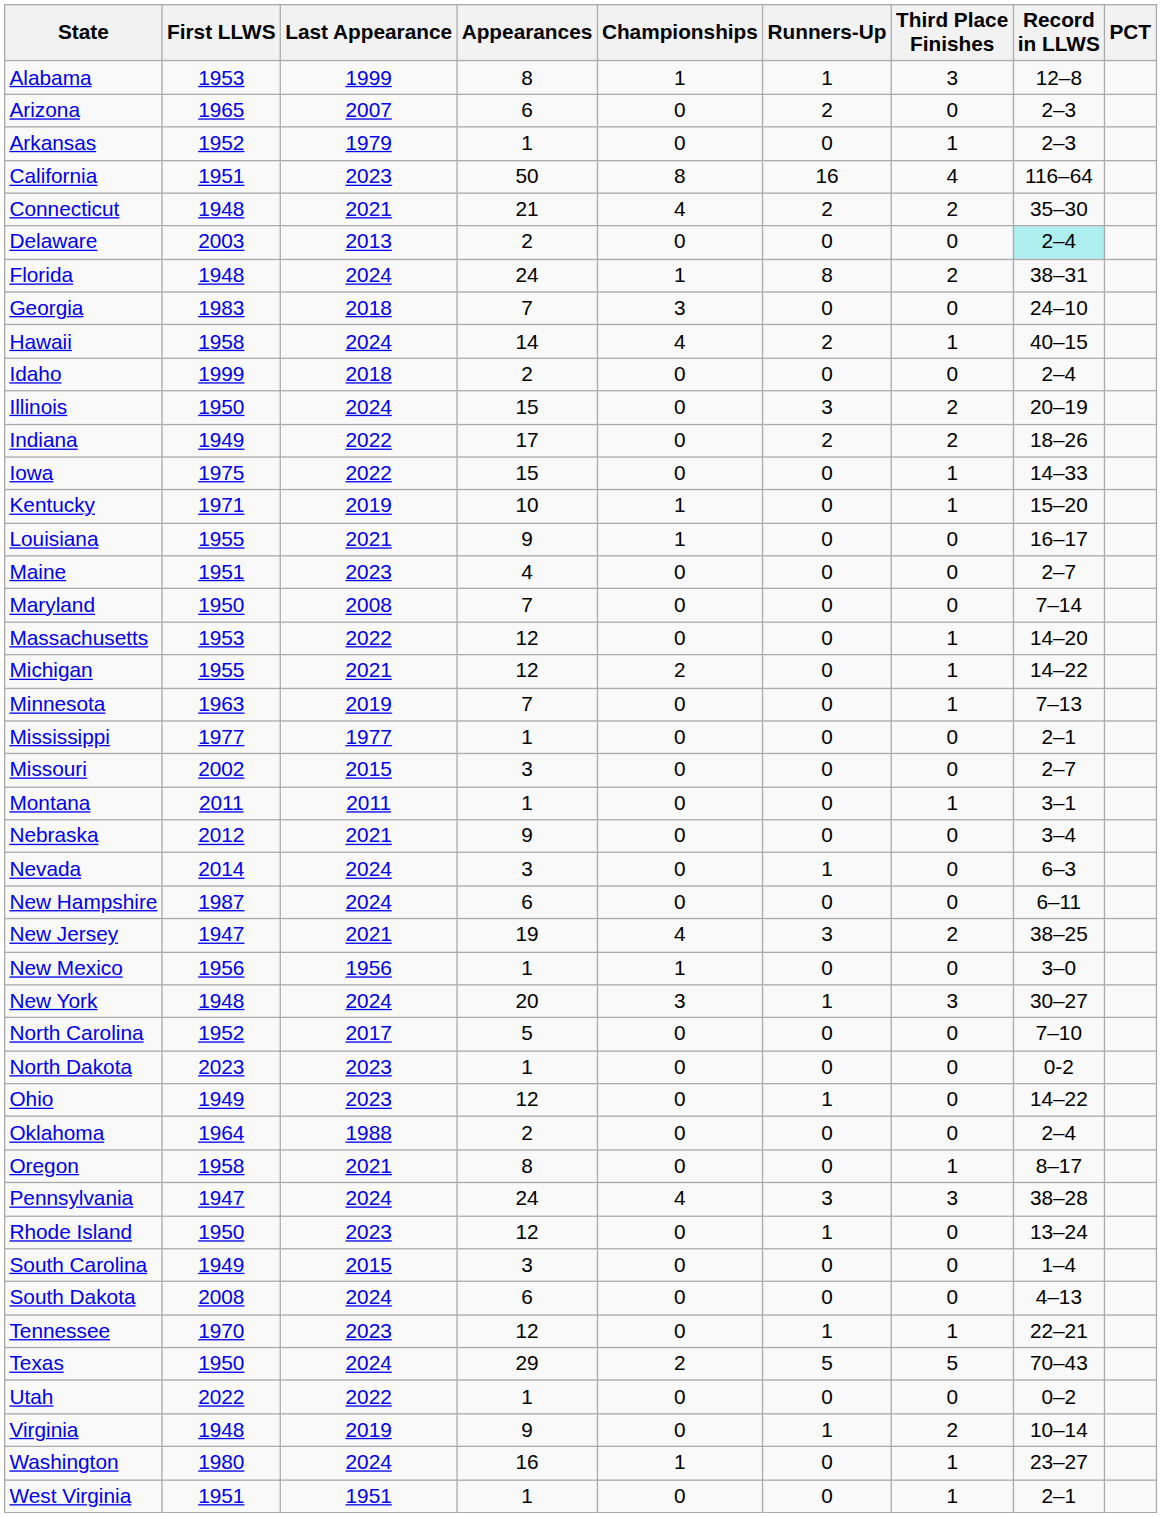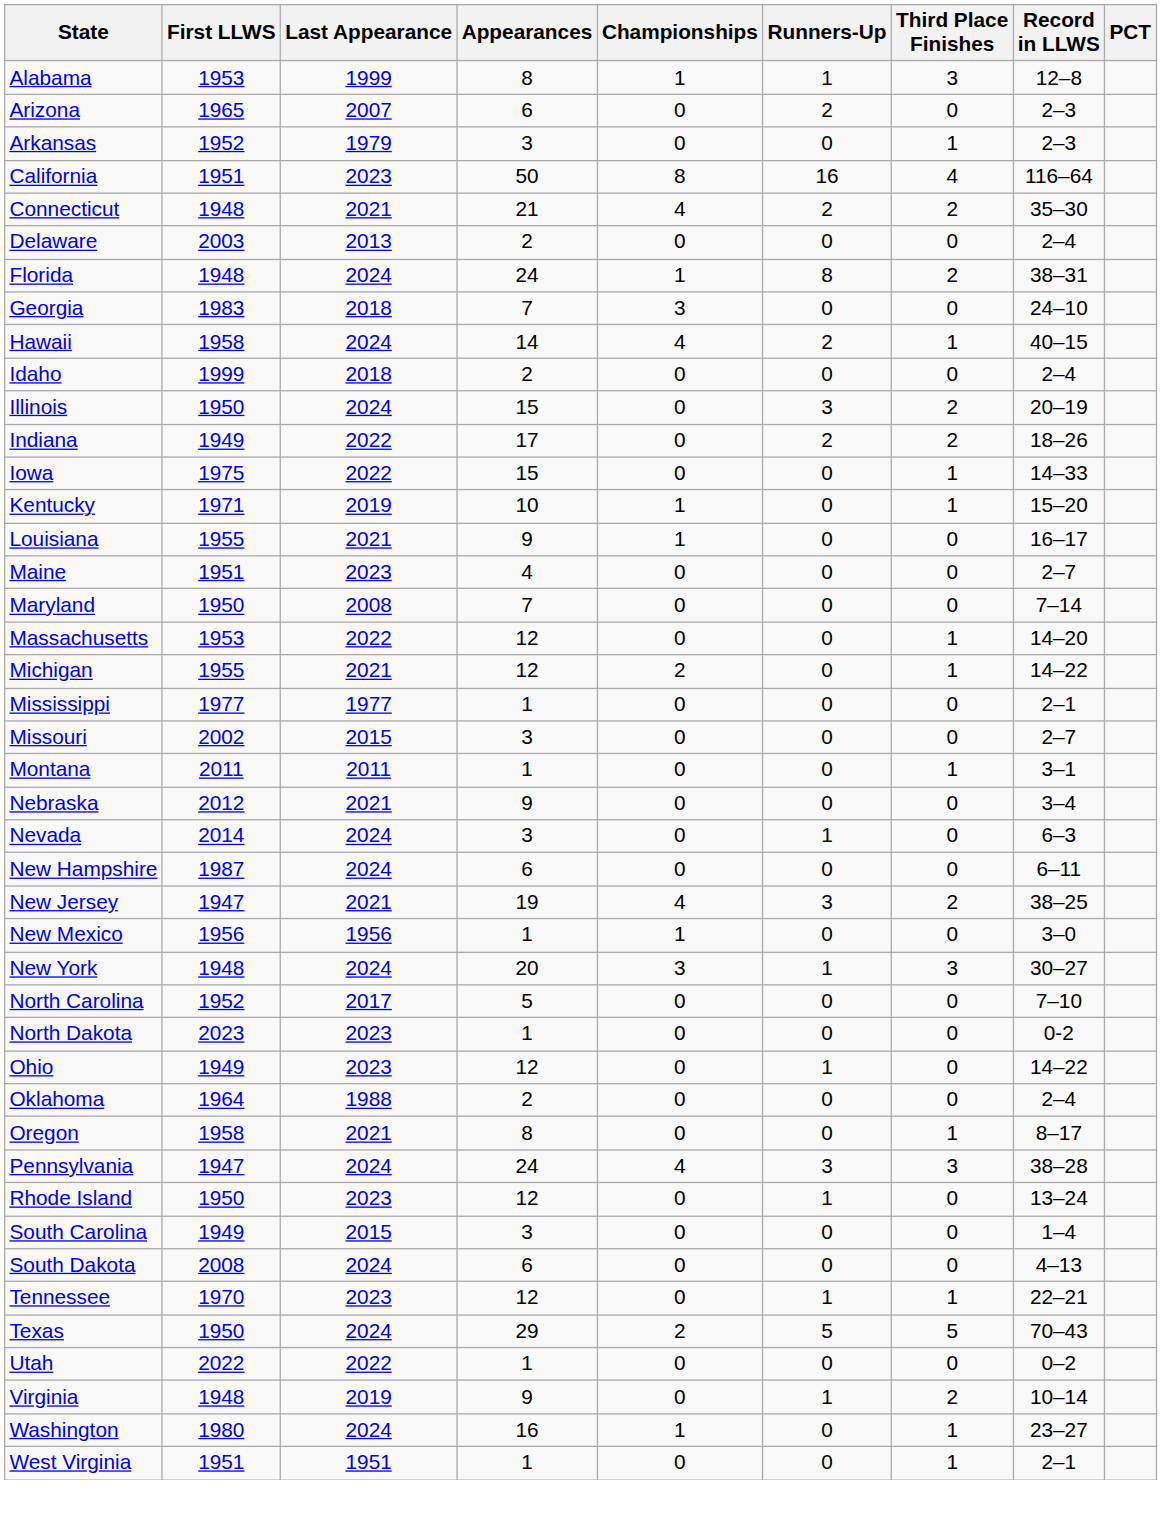(527, 143) 1 -> (527, 143) 3
(1059, 242) paleturquoise background -> (1059, 242) no background
- row: (57, 704)
